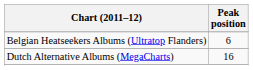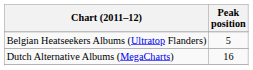(228, 40) 6 -> (228, 40) 5
